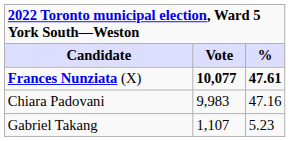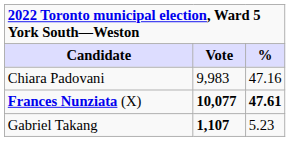rows swapped: (75, 78) <-> (56, 101)
(213, 124) normal -> (213, 124) bold
